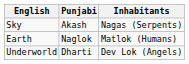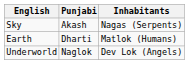(77, 39) Naglok -> (77, 39) Dharti
(77, 53) Dharti -> (77, 53) Naglok
